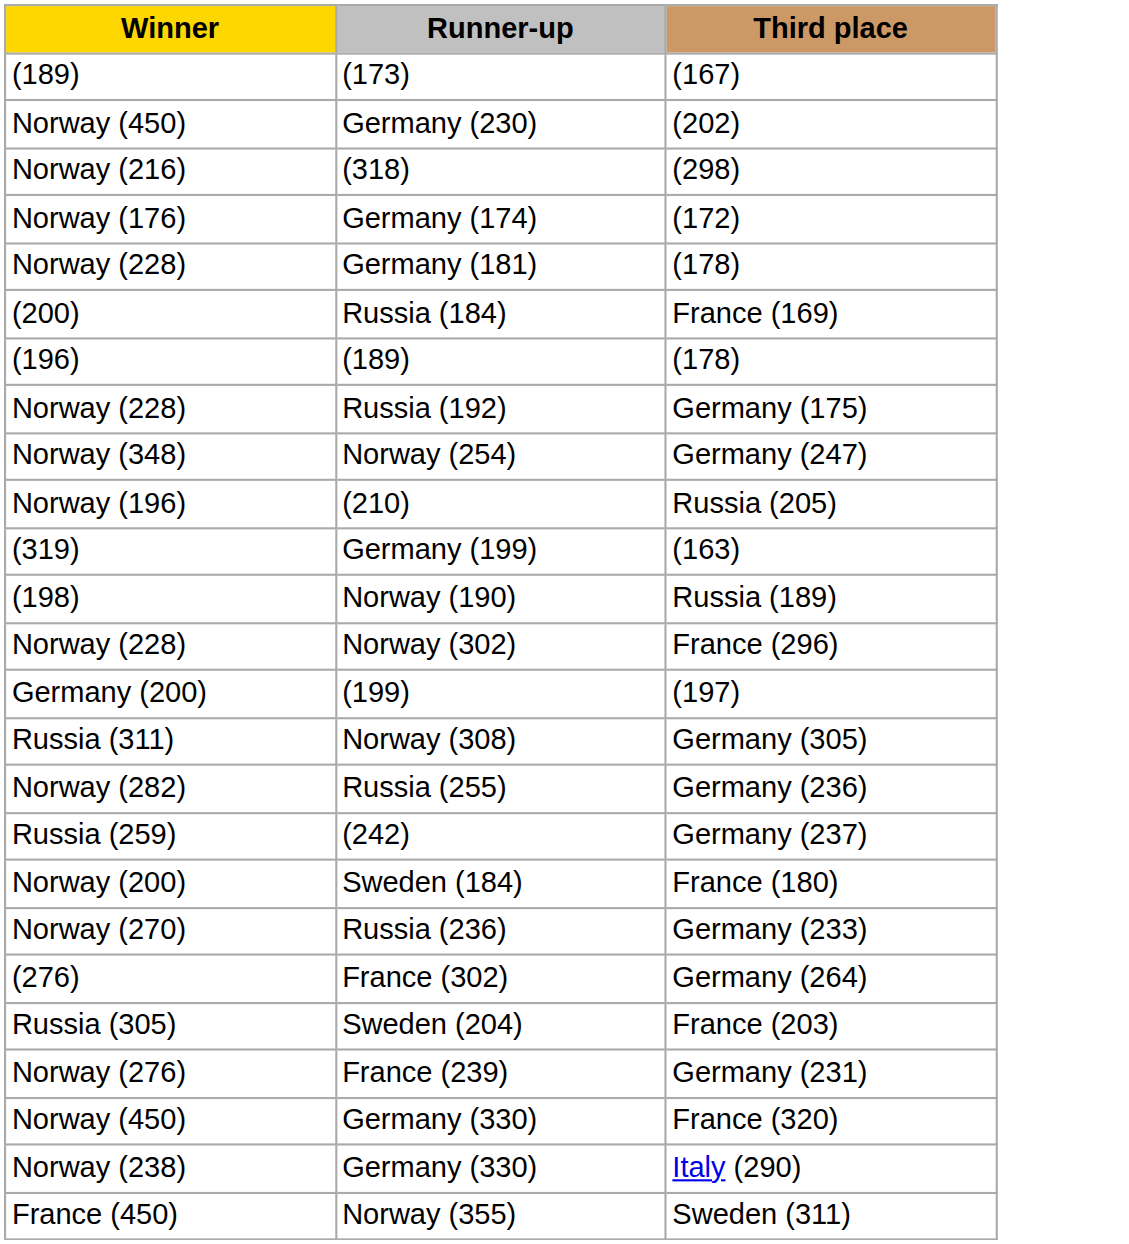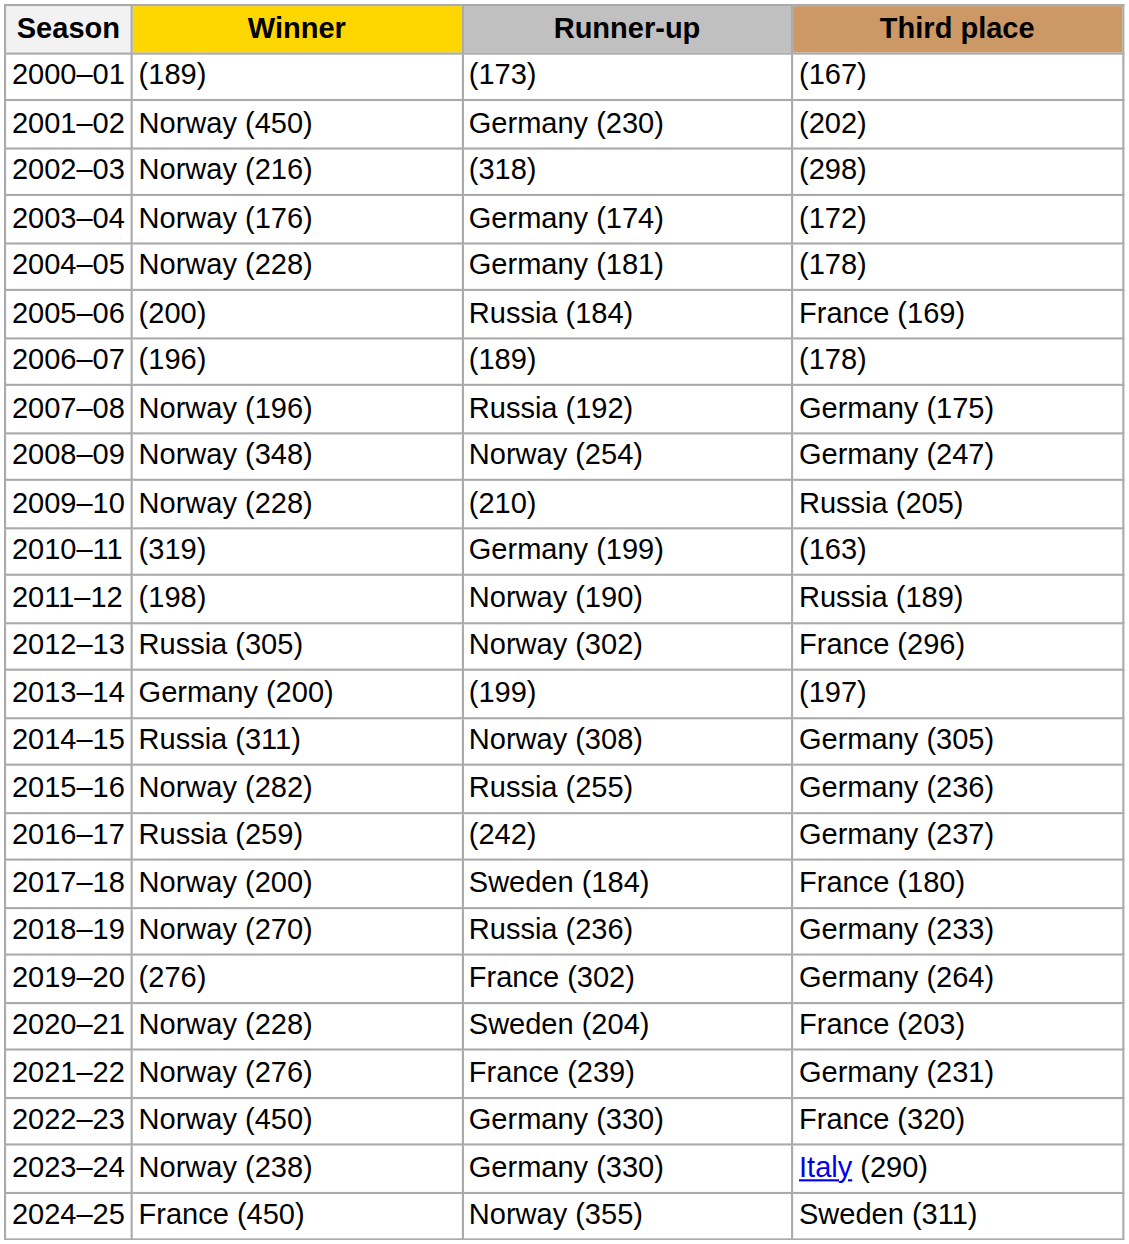+ column: (68, 27)
(99, 407) Norway (228) -> (226, 407) Norway (196)
(99, 502) Norway (196) -> (226, 502) Norway (228)
(99, 645) Norway (228) -> (221, 645) Russia (305)
(94, 1024) Russia (305) -> (226, 1024) Norway (228)
